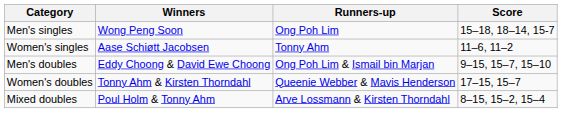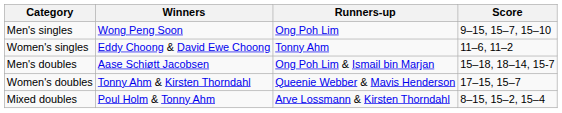(507, 30) 15–18, 18–14, 15-7 -> (506, 30) 9–15, 15–7, 15–10
(153, 47) Aase Schiøtt Jacobsen -> (184, 47) Eddy Choong & David Ewe Choong
(184, 64) Eddy Choong & David Ewe Choong -> (153, 64) Aase Schiøtt Jacobsen
(506, 64) 9–15, 15–7, 15–10 -> (507, 64) 15–18, 18–14, 15-7
